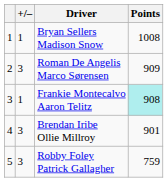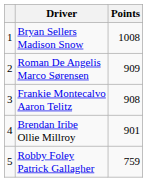- column: (25, 13)
(152, 100) paleturquoise background -> (132, 100) no background
